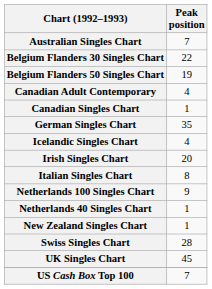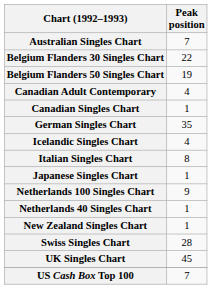- row: (85, 158)
+ row: (85, 175)
